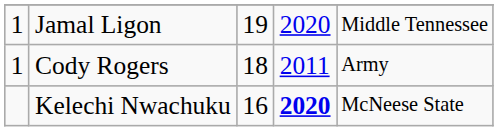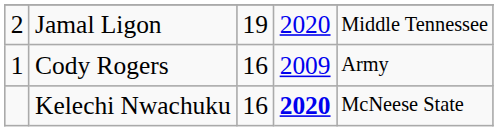(17, 24) 1 -> (17, 24) 2
(255, 65) 18 -> (255, 65) 16
(305, 65) 2011 -> (305, 65) 2009
